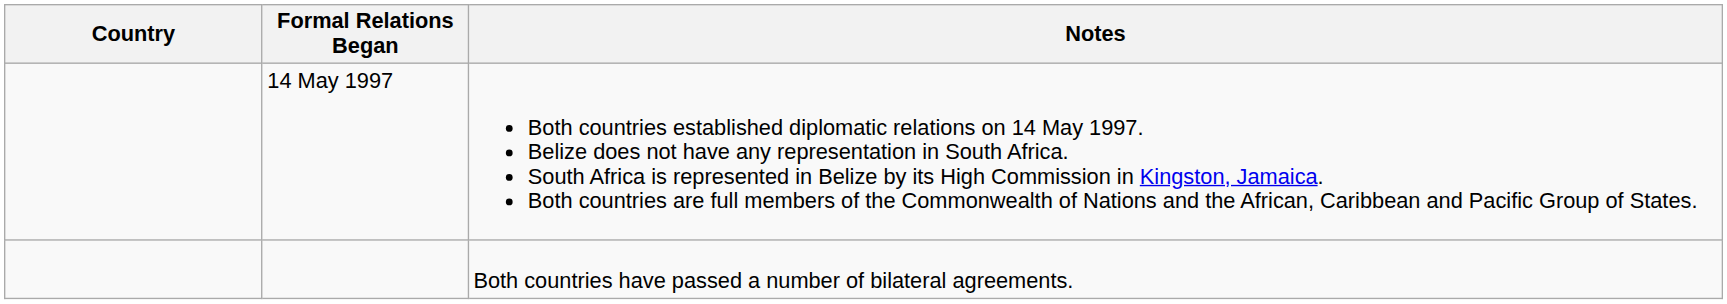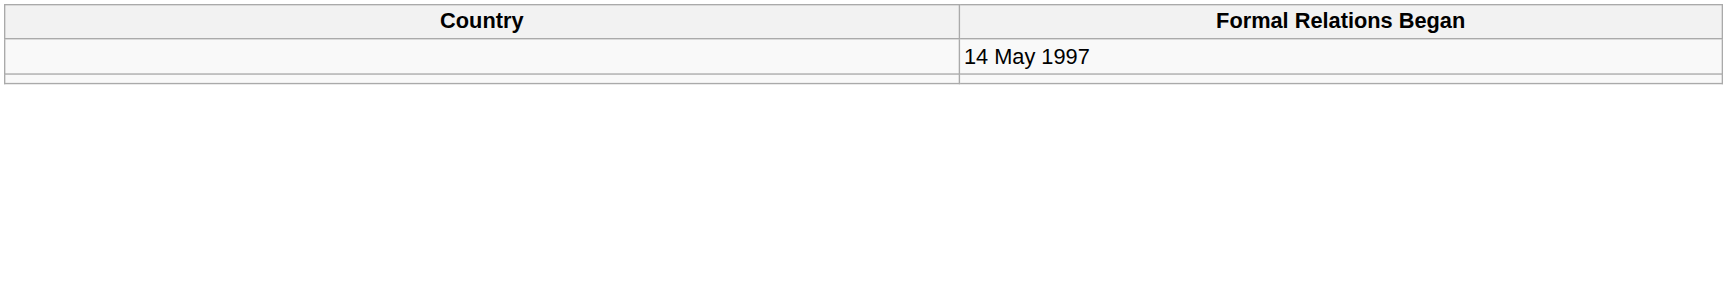- column: (1095, 33)
